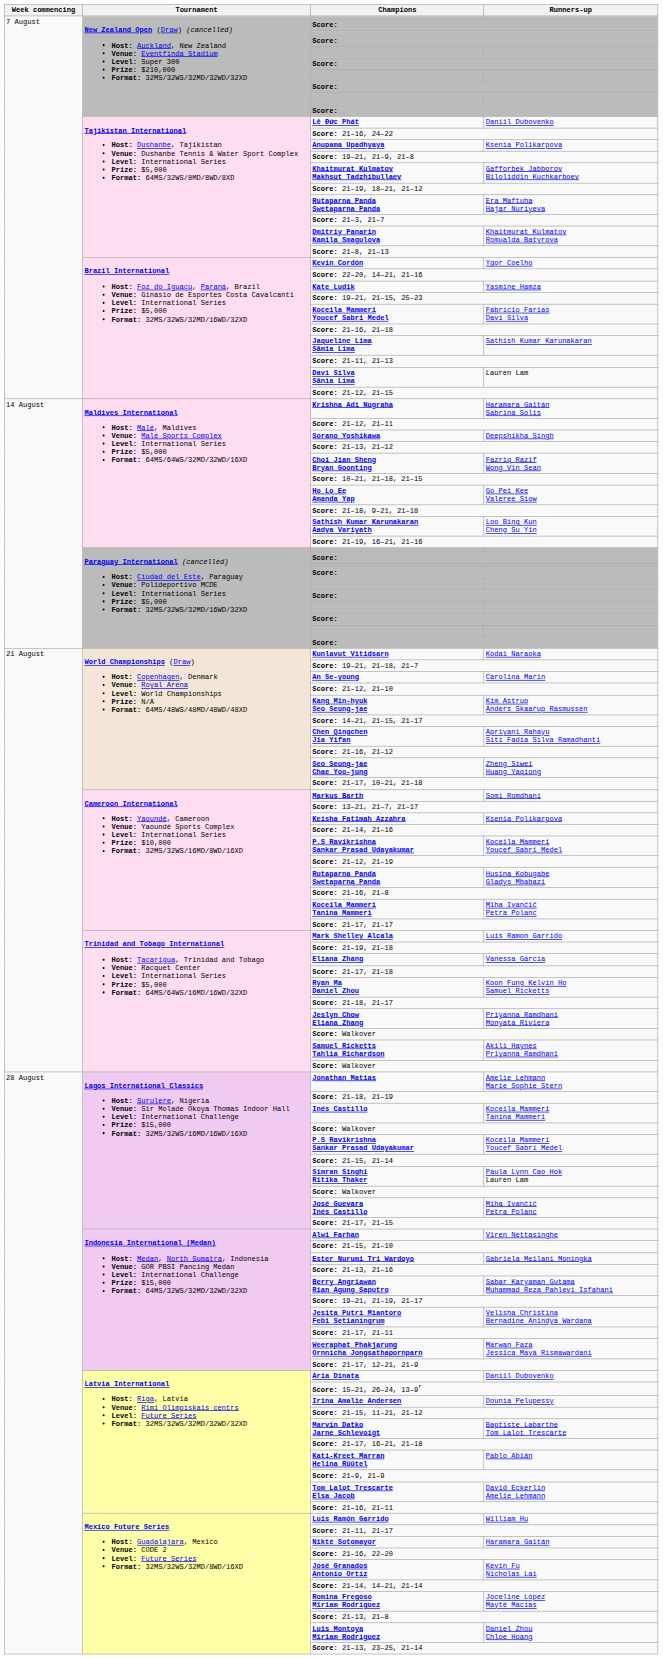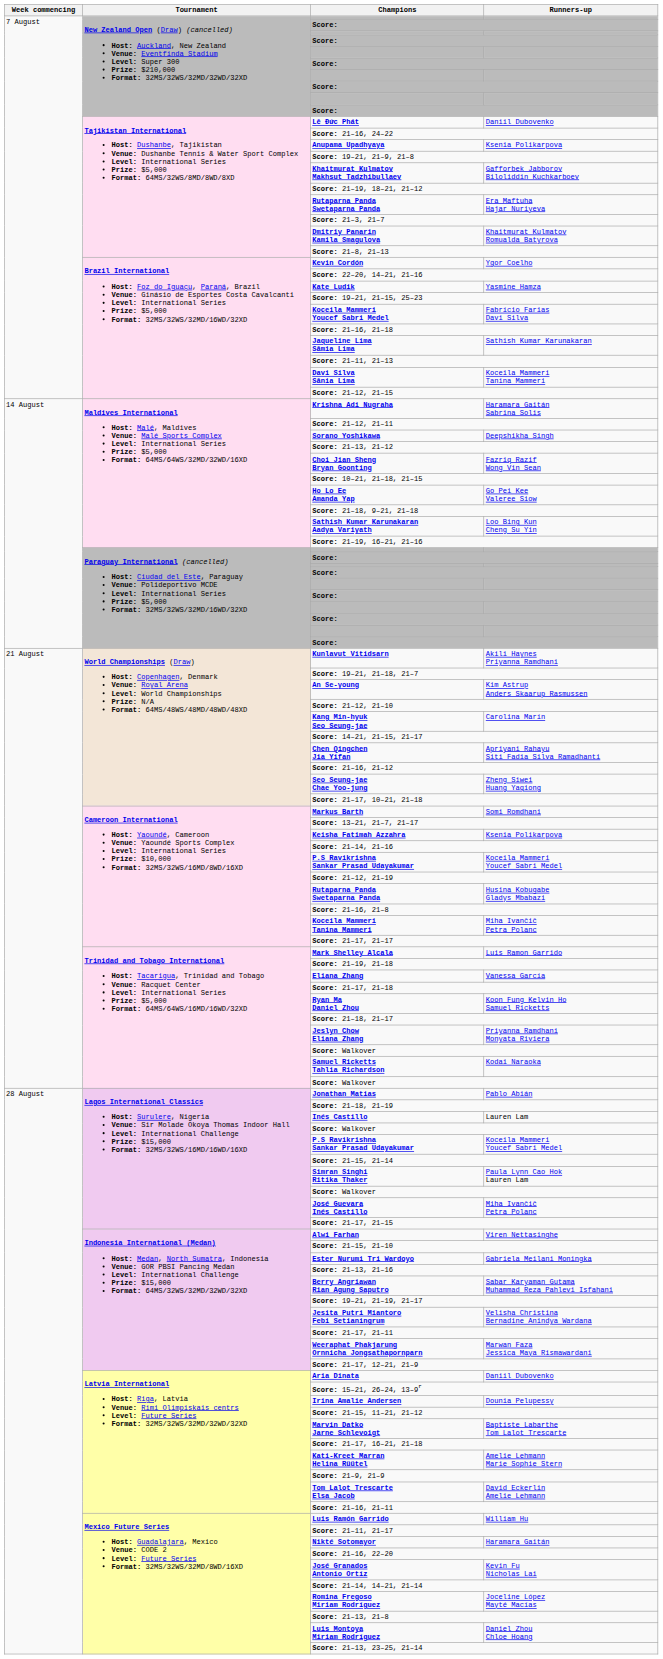(507, 373) Lauren Lam -> (518, 377) Koceila Mammeri Tanina Mammeri
(513, 655) Kodai Naraoka -> (522, 659) Akili Haynes Priyanna Ramdhani
(515, 678) Carolina Marín -> (537, 690) Kim Astrup Anders Skaarup Rasmussen
(537, 705) Kim Astrup Anders Skaarup Rasmussen -> (515, 717) Carolina Marín
(522, 1051) Akili Haynes Priyanna Ramdhani -> (513, 1063) Kodai Naraoka
(524, 1082) Amelie Lehmann Marie Sophie Stern -> (509, 1094) Pablo Abián
(518, 1114) Koceila Mammeri Tanina Mammeri -> (507, 1118) Lauren Lam
(509, 1456) Pablo Abián -> (524, 1460) Amelie Lehmann Marie Sophie Stern
